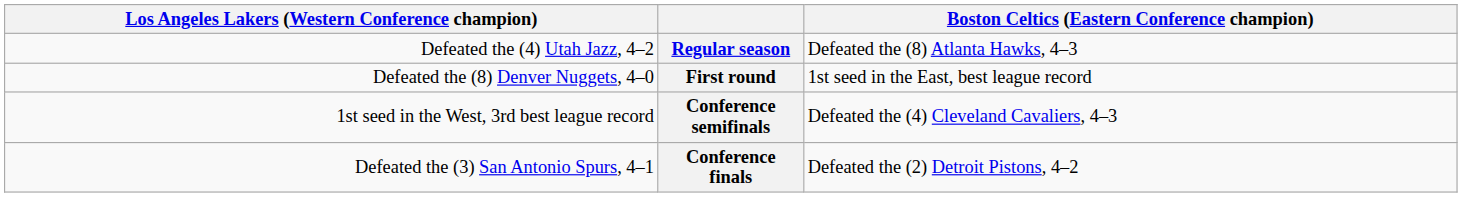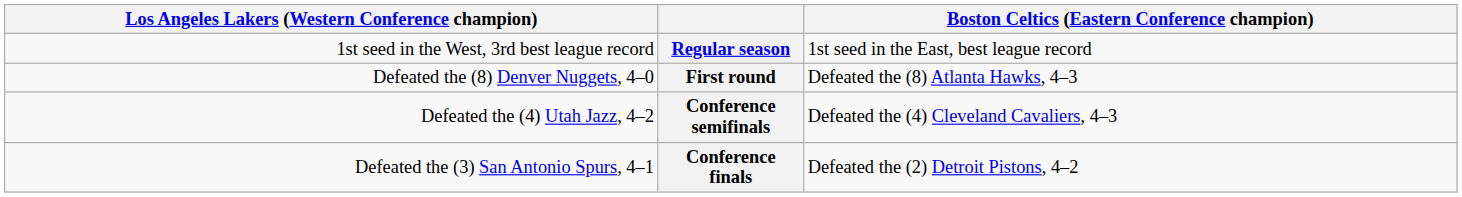(537, 48) Defeated the (4) Utah Jazz, 4–2 -> (495, 48) 1st seed in the West, 3rd best league record
(943, 48) Defeated the (8) Atlanta Hawks, 4–3 -> (950, 48) 1st seed in the East, best league record
(950, 77) 1st seed in the East, best league record -> (943, 77) Defeated the (8) Atlanta Hawks, 4–3
(495, 116) 1st seed in the West, 3rd best league record -> (537, 116) Defeated the (4) Utah Jazz, 4–2
